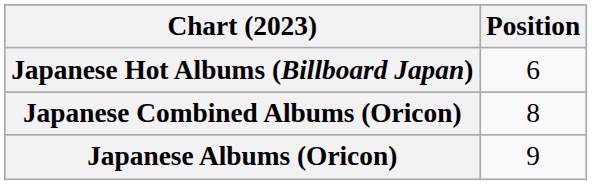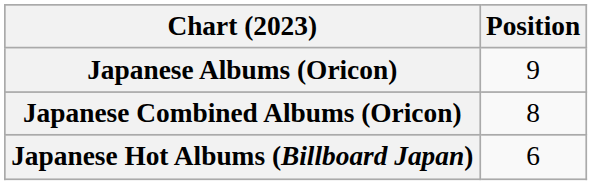rows swapped: (242, 156) <-> (242, 69)
